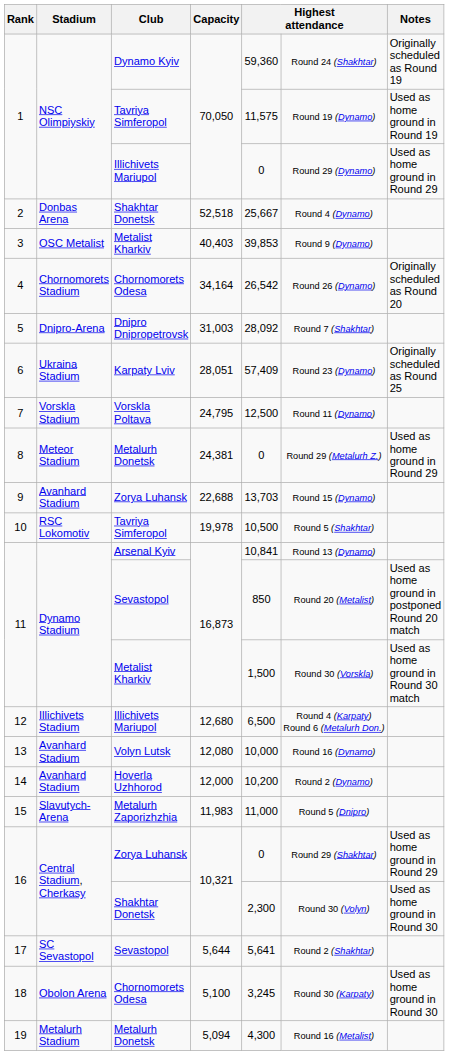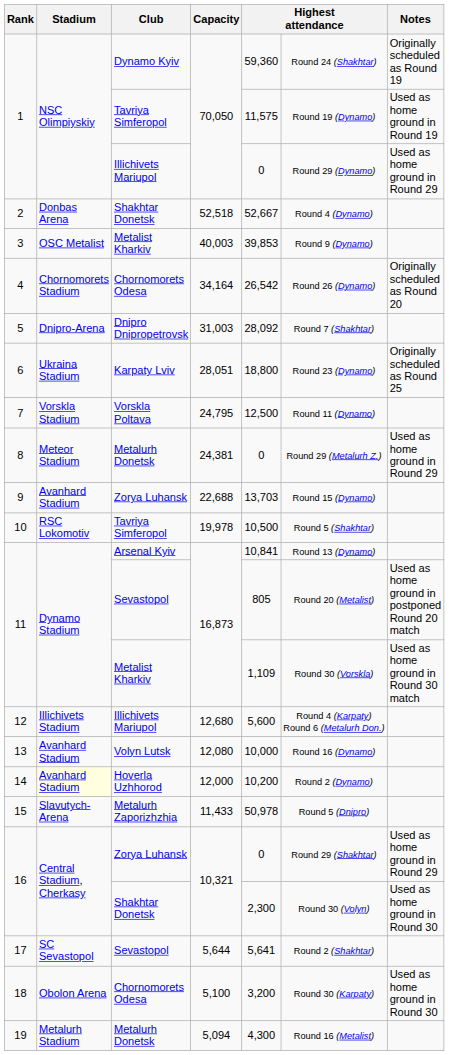(261, 213) 25,667 -> (261, 213) 52,667
(216, 243) 40,403 -> (216, 243) 40,003
(261, 370) 57,409 -> (261, 370) 18,800
(261, 599) 850 -> (261, 599) 805
(261, 673) 1,500 -> (261, 673) 1,109
(261, 721) 6,500 -> (261, 721) 5,600
(63, 781) no background -> (63, 781) lightyellow background
(216, 811) 11,983 -> (216, 811) 11,433
(261, 811) 11,000 -> (261, 811) 50,978
(261, 993) 3,245 -> (261, 993) 3,200
